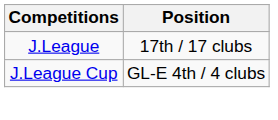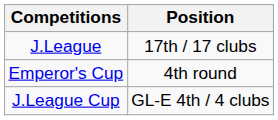+ row: (66, 73)
